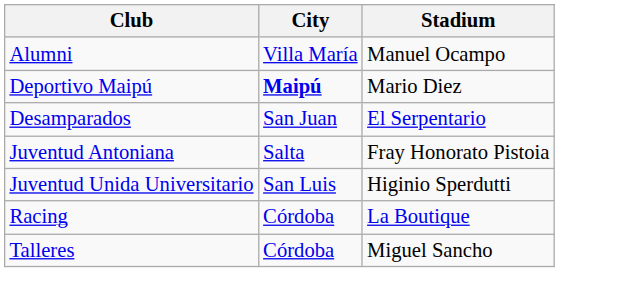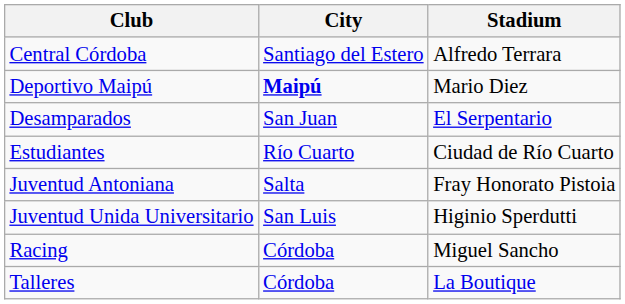- row: (41, 53)
+ row: (78, 53)
+ row: (57, 151)
(418, 217) La Boutique -> (496, 250) Miguel Sancho
(430, 250) Miguel Sancho -> (484, 282) La Boutique
